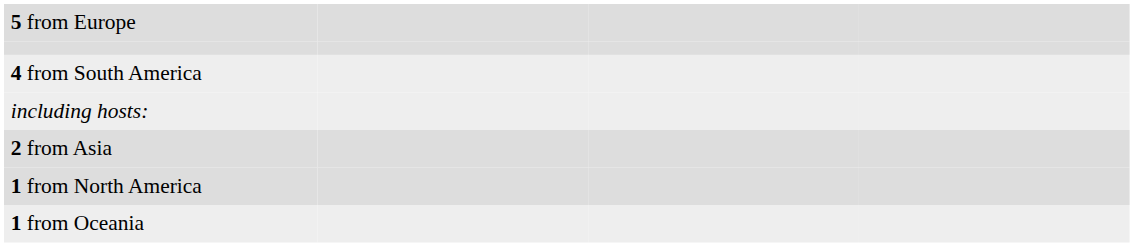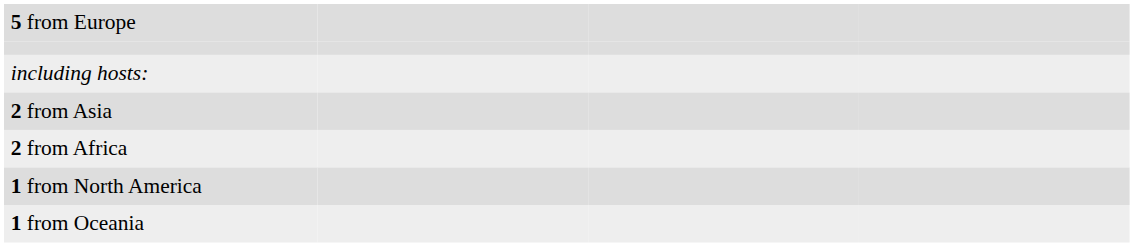- row: (106, 73)
+ row: (69, 148)
